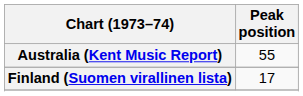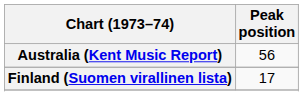(267, 55) 55 -> (267, 55) 56
